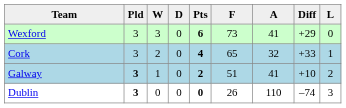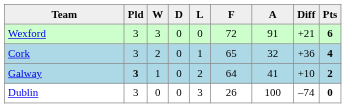columns swapped: (330, 14) <-> (200, 14)
(232, 34) 73 -> (231, 34) 72
(274, 34) 41 -> (273, 34) 91
(307, 34) +29 -> (306, 34) +21
(307, 53) +33 -> (306, 53) +36
(232, 73) 51 -> (231, 73) 64
(136, 93) bold -> (136, 93) normal
(274, 93) 110 -> (273, 93) 100
